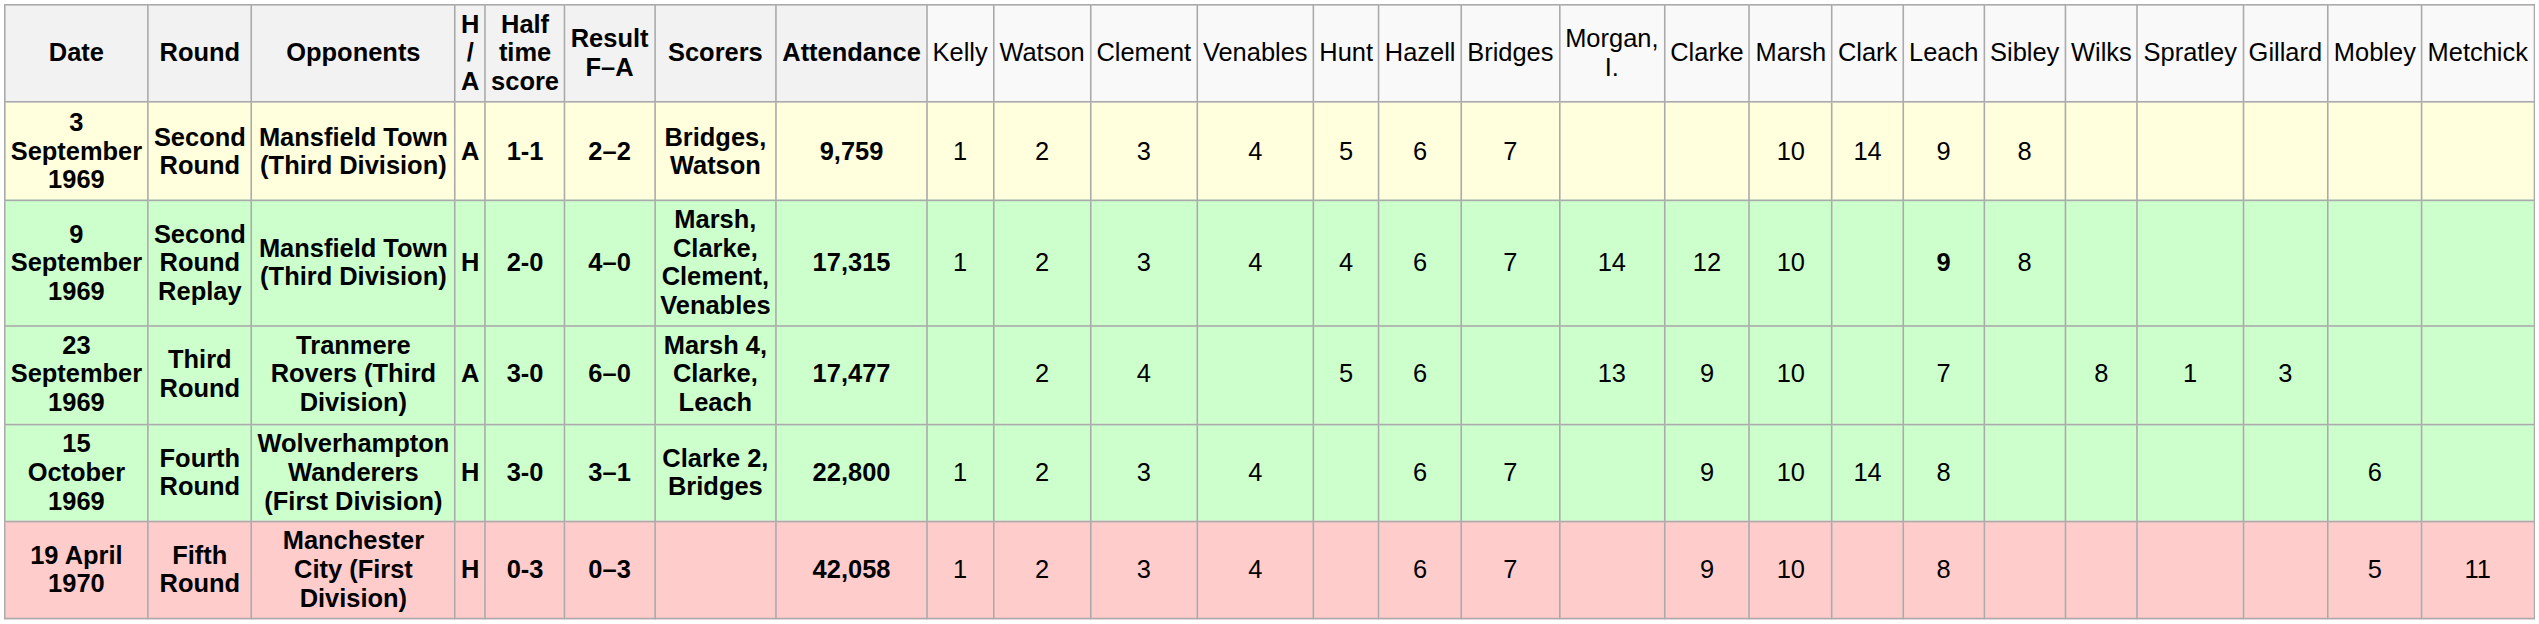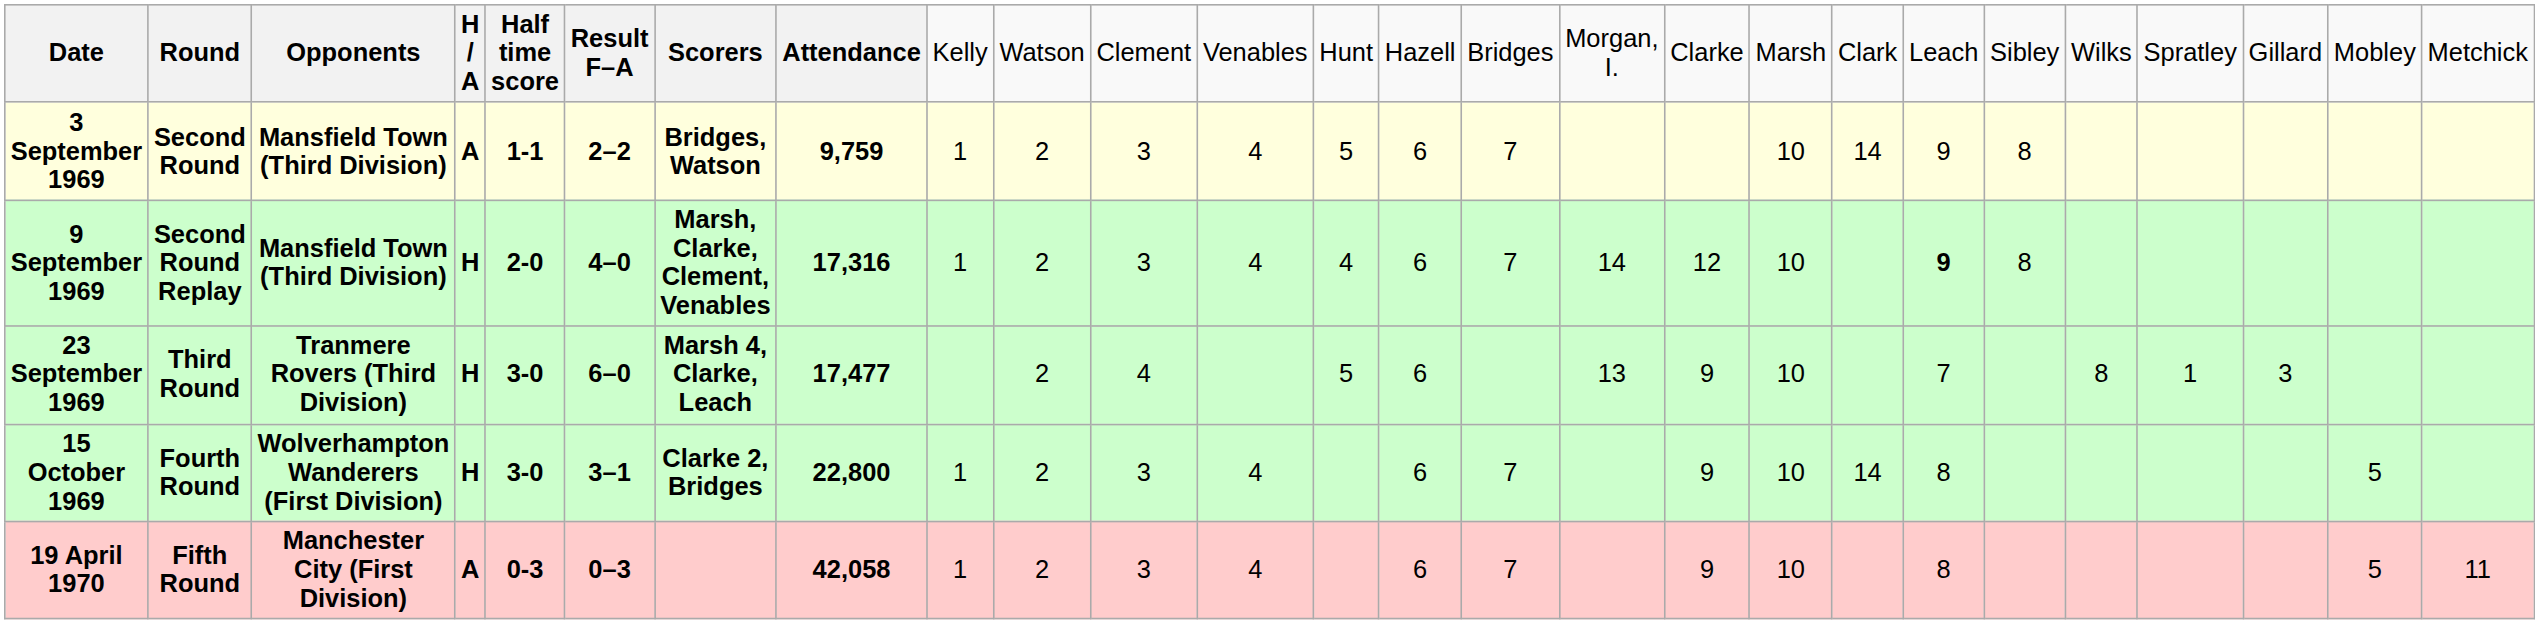(852, 262) 17,315 -> (852, 262) 17,316
(470, 374) A -> (470, 374) H
(2375, 472) 6 -> (2375, 472) 5
(470, 569) H -> (470, 569) A
